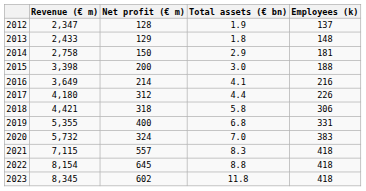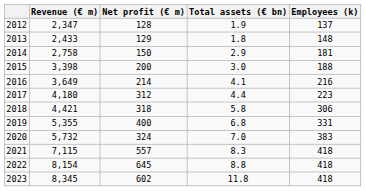(325, 95) 226 -> (325, 95) 223
